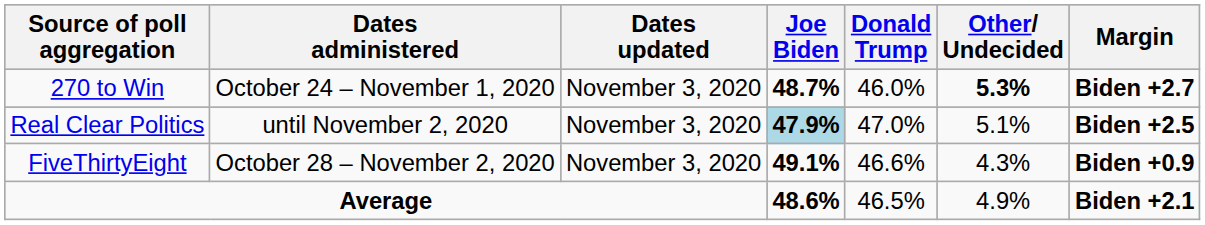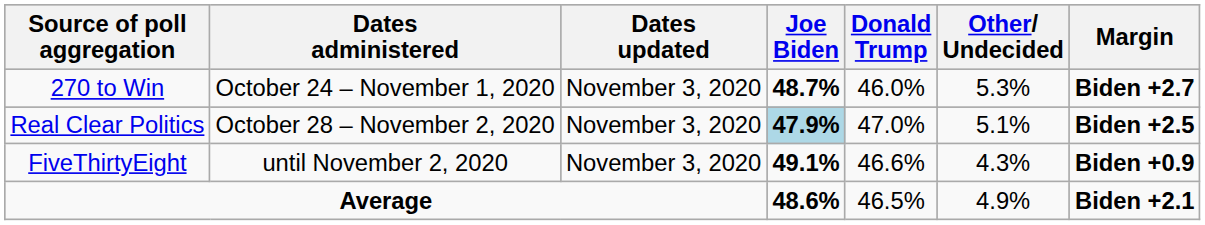(1003, 88) bold -> (1003, 88) normal
(385, 125) until November 2, 2020 -> (385, 125) October 28 – November 2, 2020
(385, 163) October 28 – November 2, 2020 -> (385, 163) until November 2, 2020
